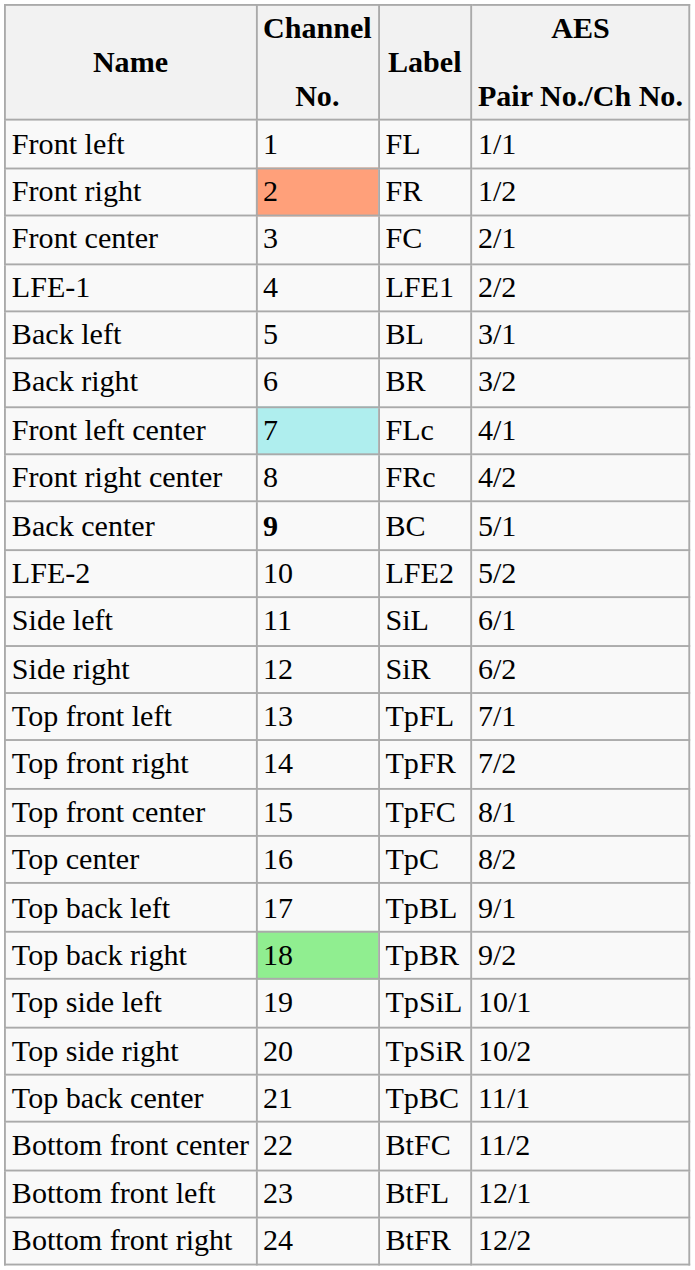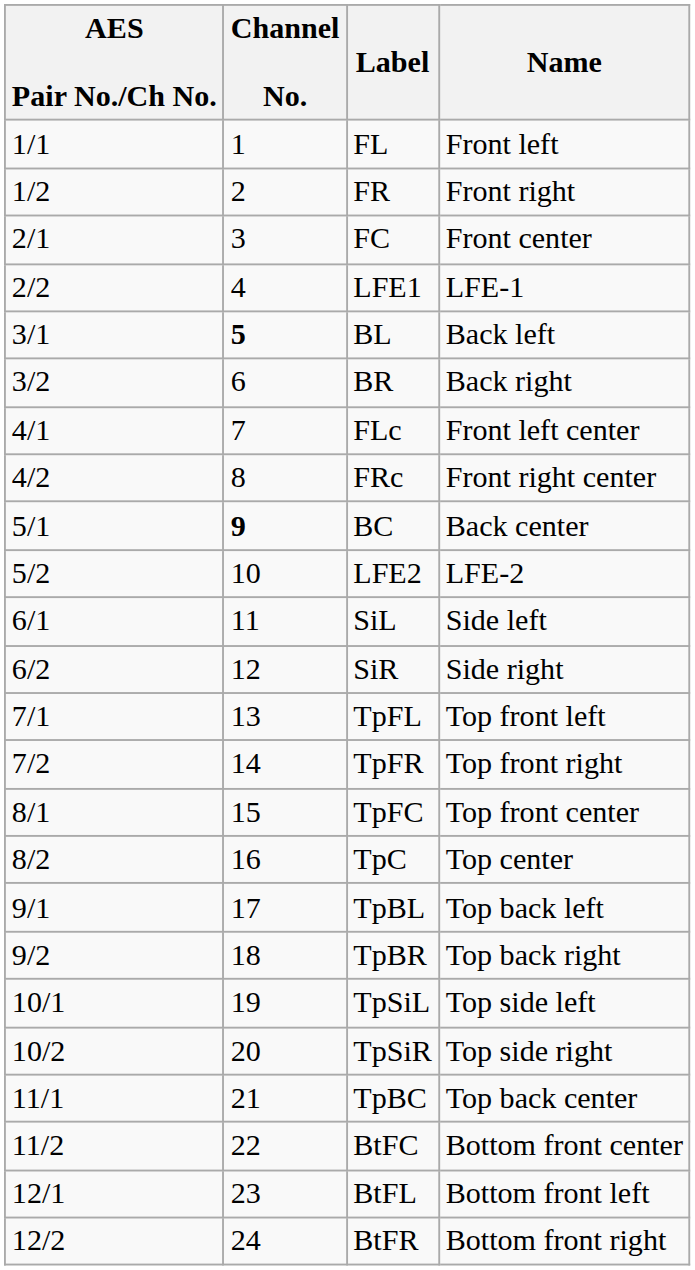columns swapped: (580, 62) <-> (130, 62)
(270, 191) lightsalmon background -> (238, 191) no background
(270, 334) normal -> (238, 334) bold
(270, 429) paleturquoise background -> (238, 429) no background
(278, 954) lightgreen background -> (246, 954) no background
